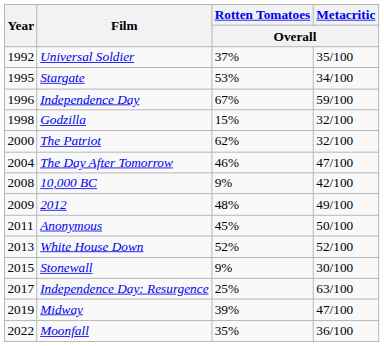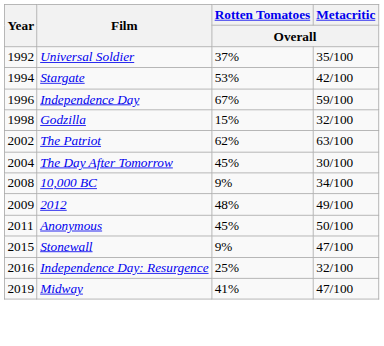(21, 78) 1995 -> (21, 78) 1994
(335, 78) 34/100 -> (335, 78) 42/100
(21, 141) 2000 -> (21, 141) 2002
(335, 141) 32/100 -> (335, 141) 63/100
(227, 162) 46% -> (227, 162) 45%
(335, 162) 47/100 -> (335, 162) 30/100
(335, 183) 42/100 -> (335, 183) 34/100
- row: (92, 246)
(335, 267) 30/100 -> (335, 246) 47/100
(21, 288) 2017 -> (21, 267) 2016
(335, 288) 63/100 -> (335, 267) 32/100
(227, 309) 39% -> (227, 288) 41%
- row: (65, 330)
